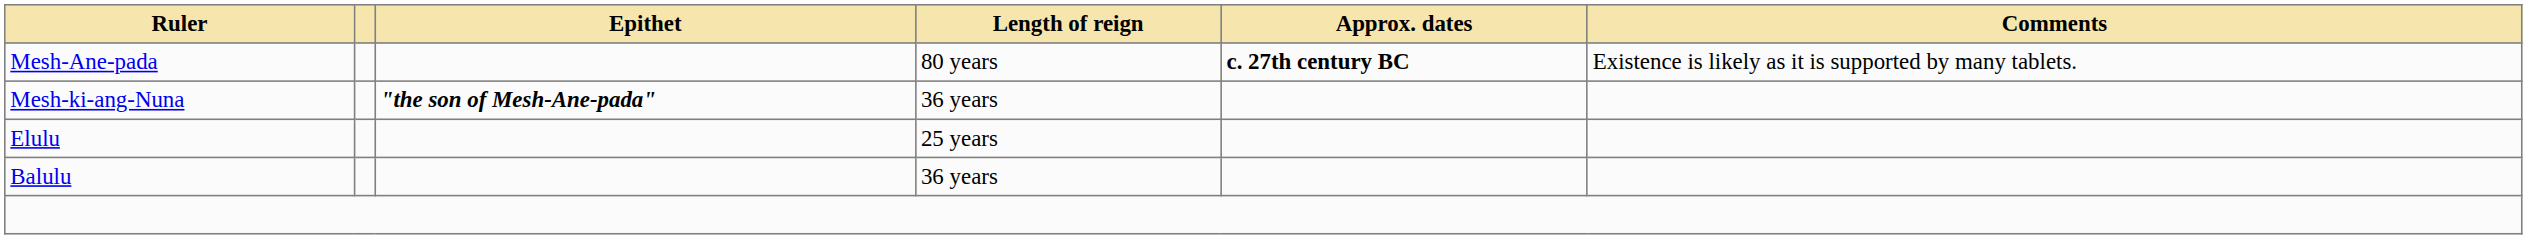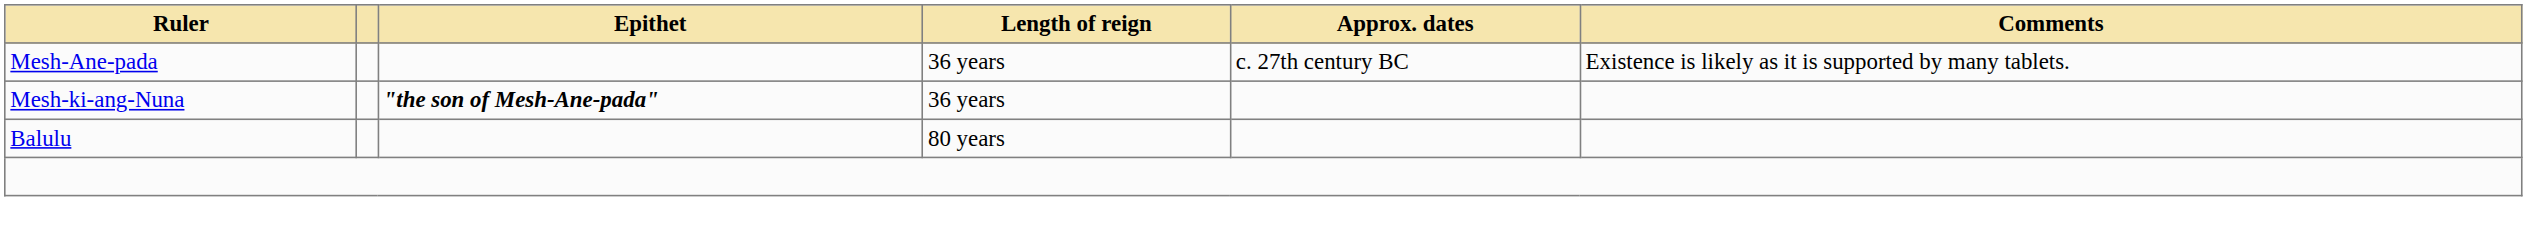(959, 61) 80 years -> (966, 61) 36 years
(1318, 61) bold -> (1322, 61) normal
- row: (35, 138)
(959, 176) 36 years -> (966, 138) 80 years
